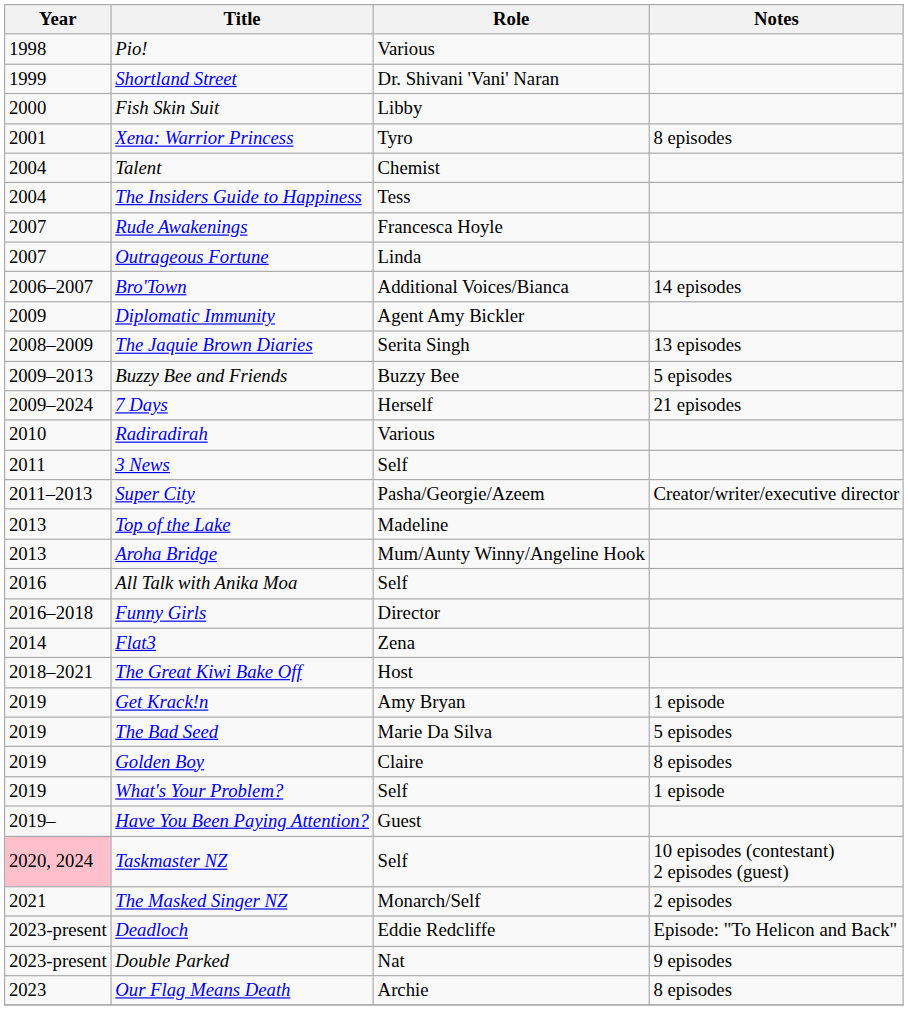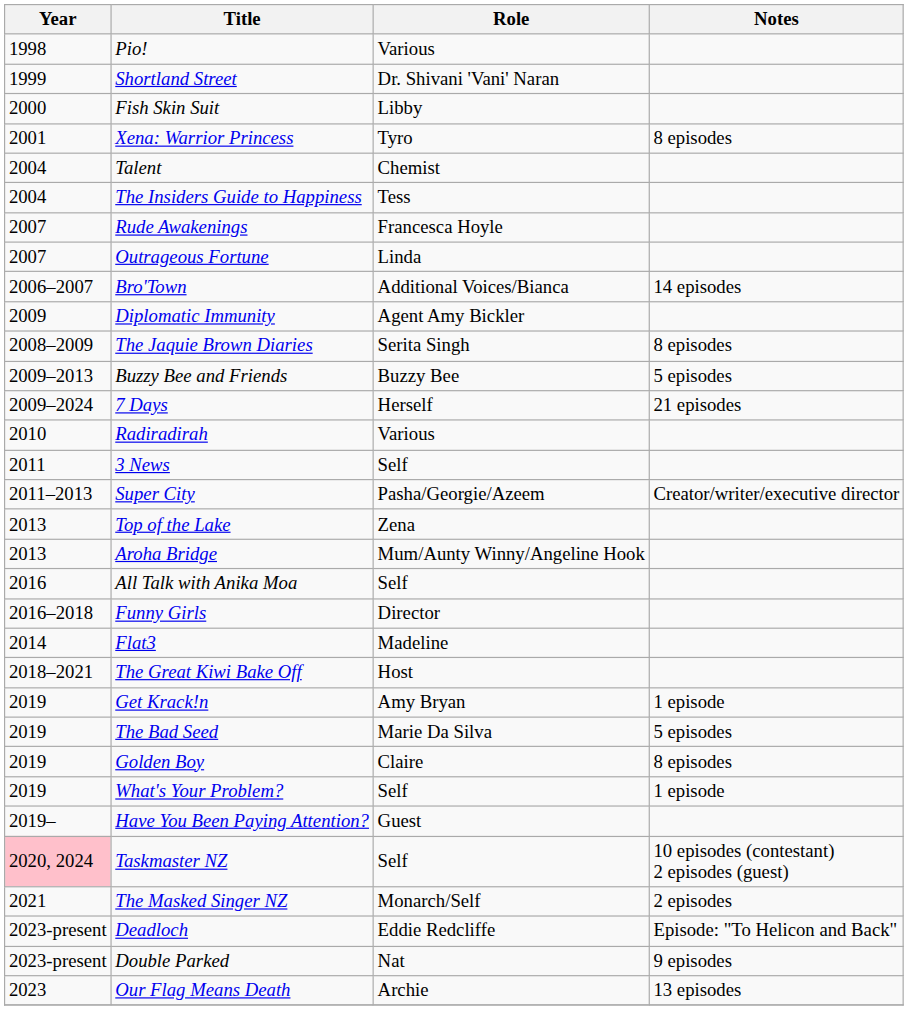(697, 345) 13 episodes -> (693, 345) 8 episodes
(413, 524) Madeline -> (396, 524) Zena
(396, 642) Zena -> (413, 642) Madeline
(693, 990) 8 episodes -> (697, 990) 13 episodes
